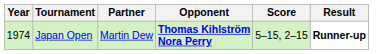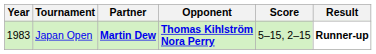(19, 36) 1974 -> (19, 36) 1983
(127, 36) normal -> (128, 36) bold
